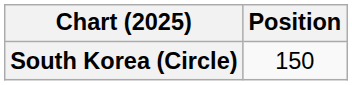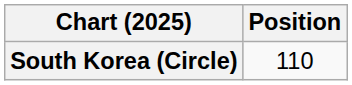(295, 60) 150 -> (295, 60) 110
